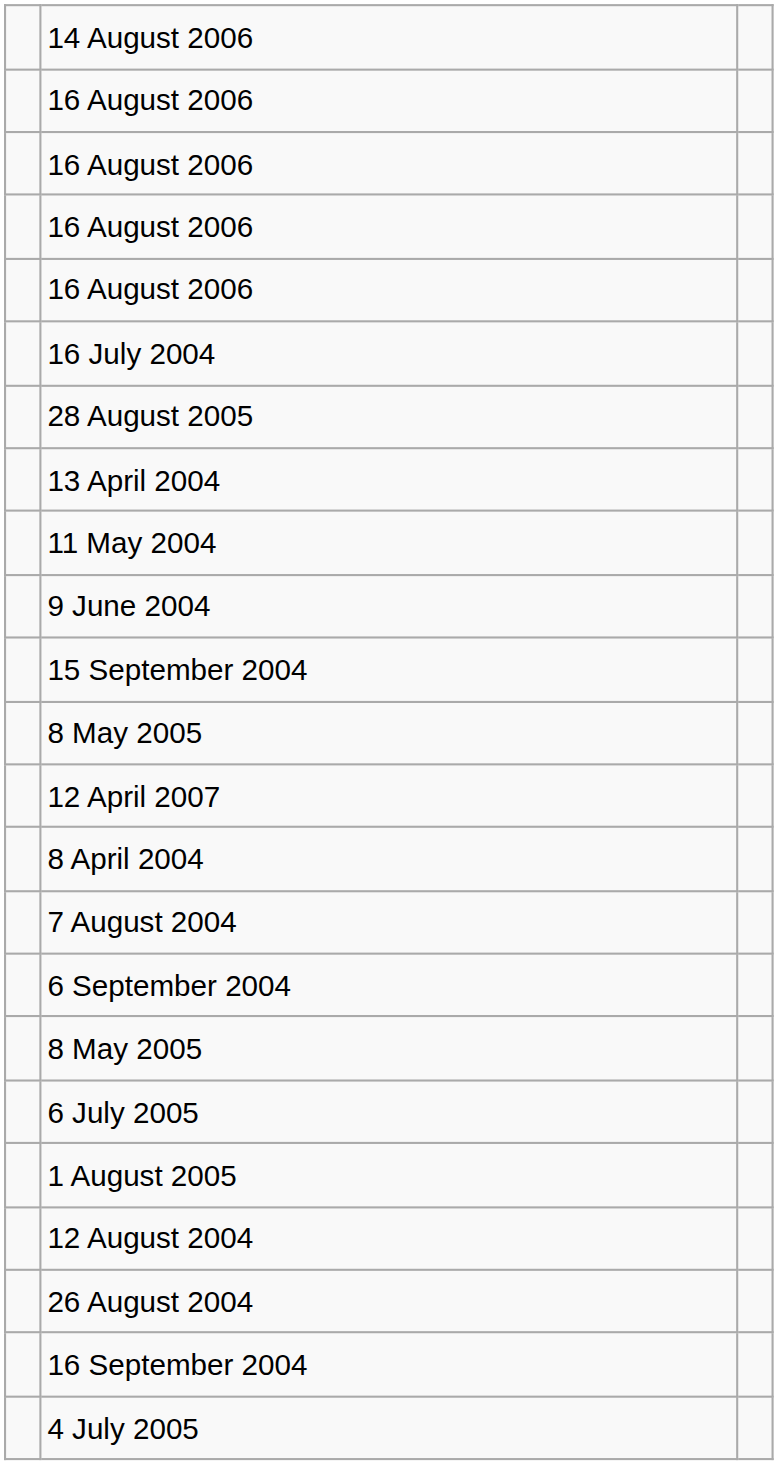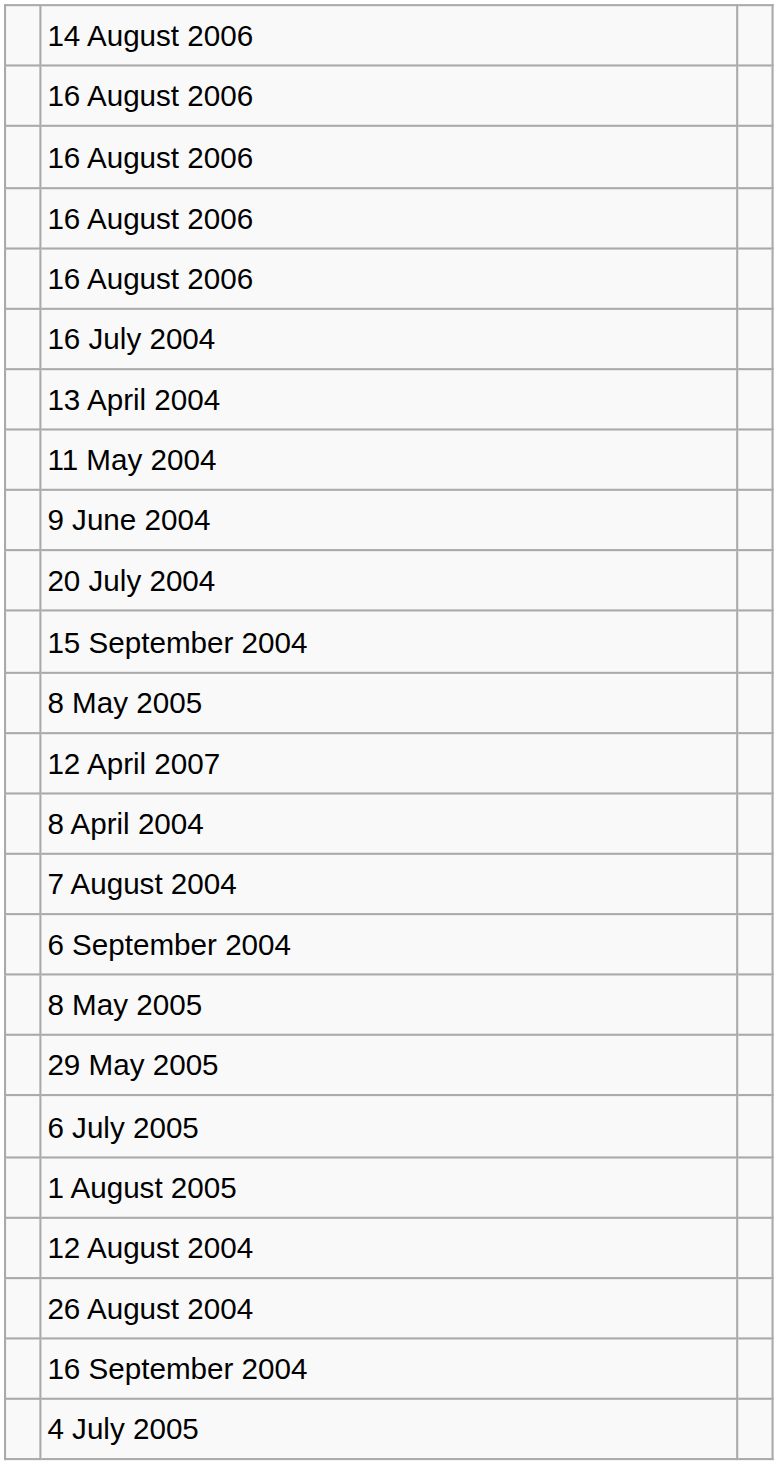- row: (23, 417)
+ row: (23, 581)
+ row: (23, 1066)
